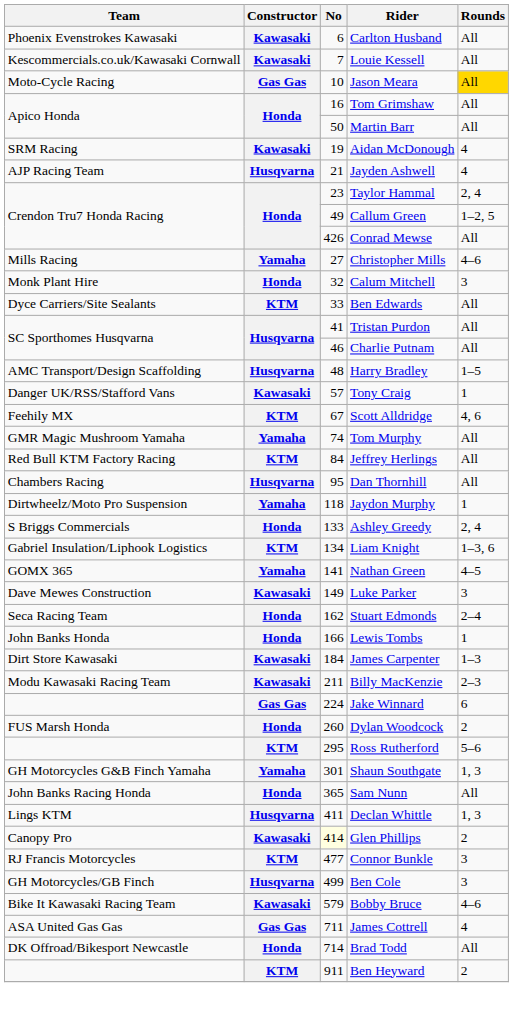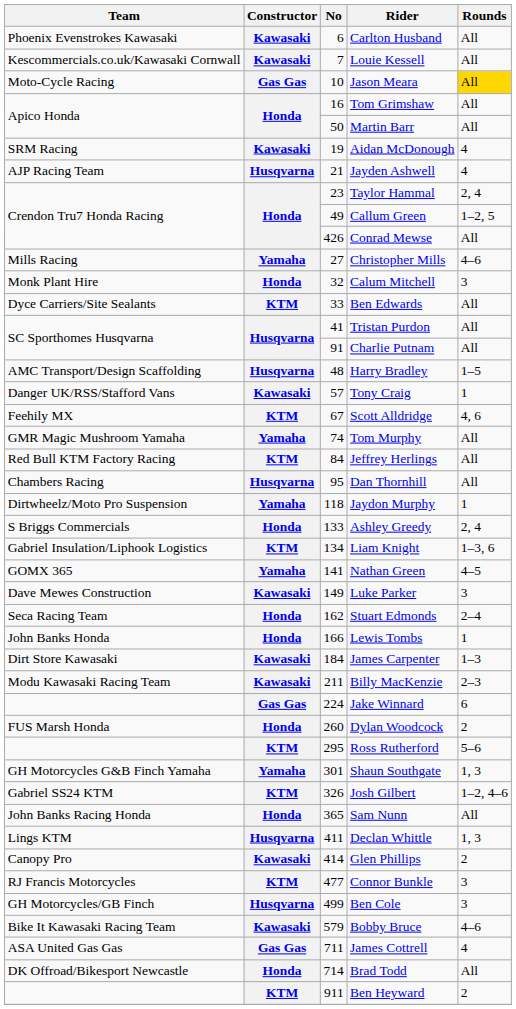(337, 348) 46 -> (337, 348) 91
+ row: (383, 792)
(334, 837) lightyellow background -> (334, 859) no background
